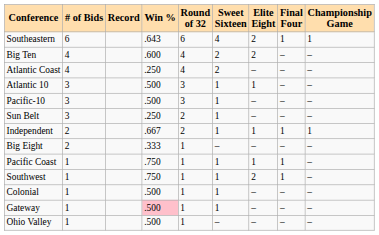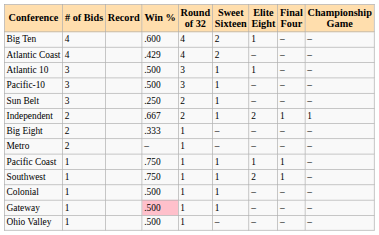- row: (31, 39)
(254, 55) 2 -> (254, 39) 1
(152, 70) .250 -> (152, 55) .429
(254, 131) 1 -> (254, 116) 2
+ row: (18, 146)
